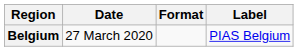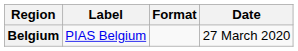columns swapped: (109, 14) <-> (250, 14)
